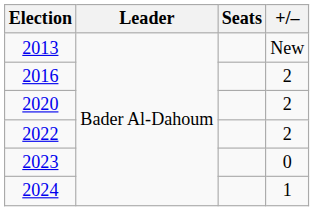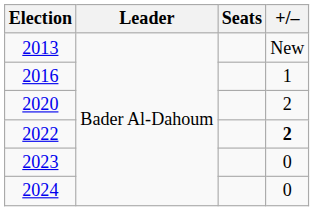(287, 76) 2 -> (287, 76) 1
(287, 133) normal -> (287, 133) bold
(287, 190) 1 -> (287, 190) 0
